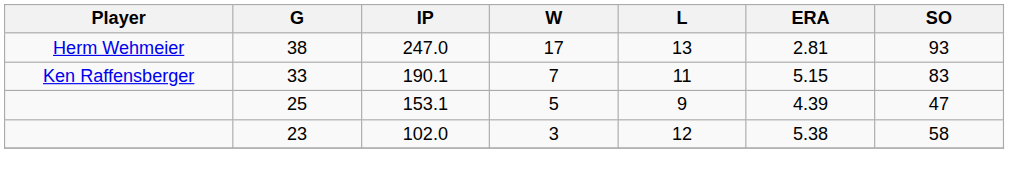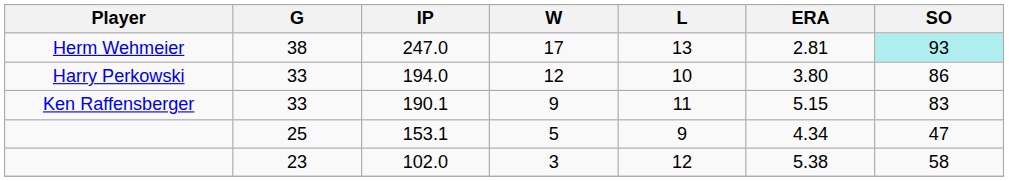(939, 47) no background -> (939, 47) paleturquoise background
+ row: (425, 76)
(554, 76) 7 -> (554, 104) 9
(810, 104) 4.39 -> (810, 133) 4.34
